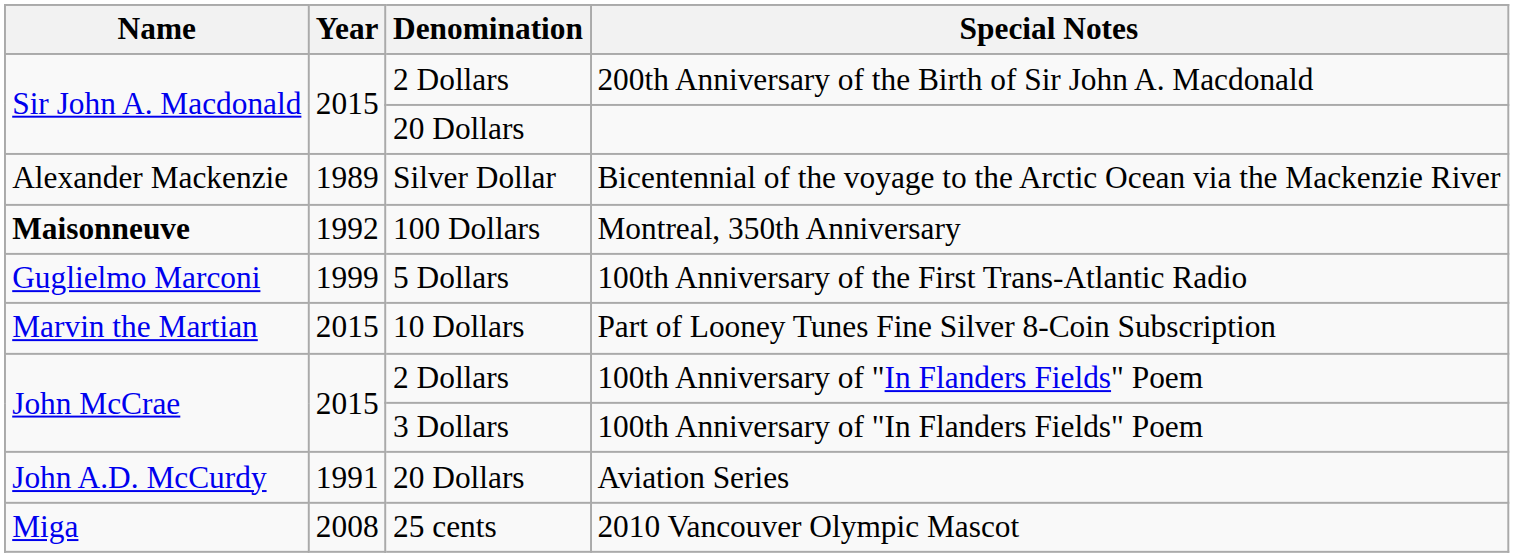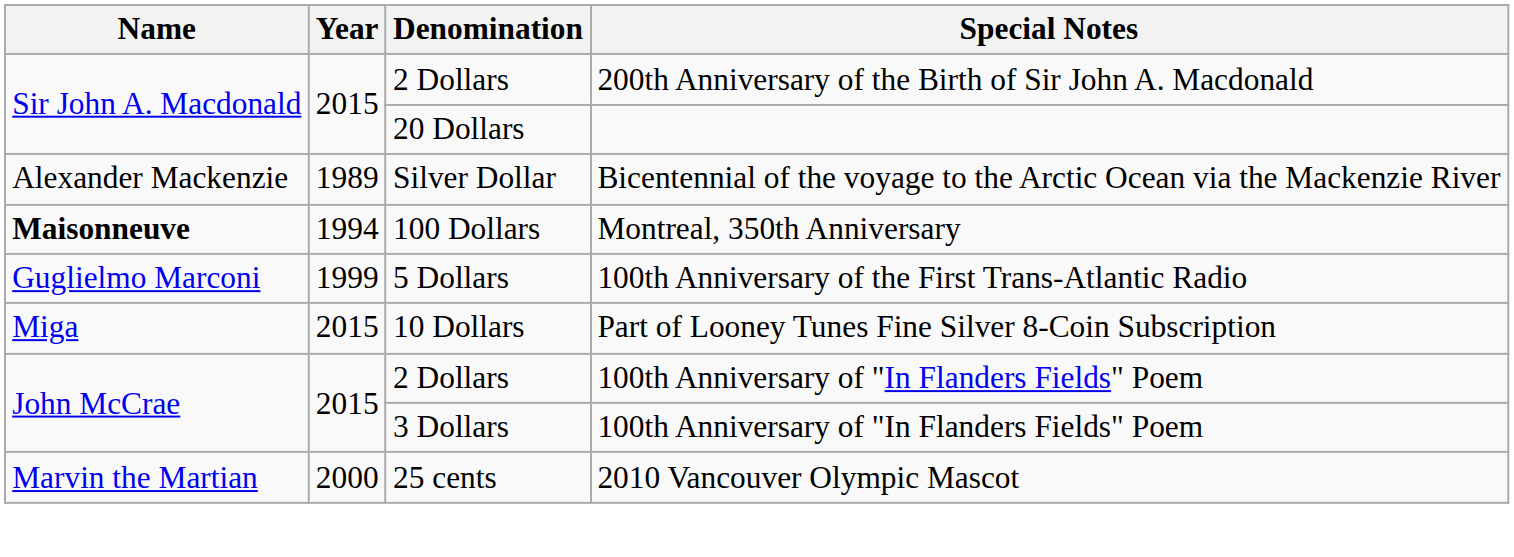(347, 228) 1992 -> (347, 228) 1994
(135, 327) Marvin the Martian -> (45, 327) Miga
- row: (459, 476)
(45, 526) Miga -> (135, 476) Marvin the Martian
(347, 526) 2008 -> (347, 476) 2000
